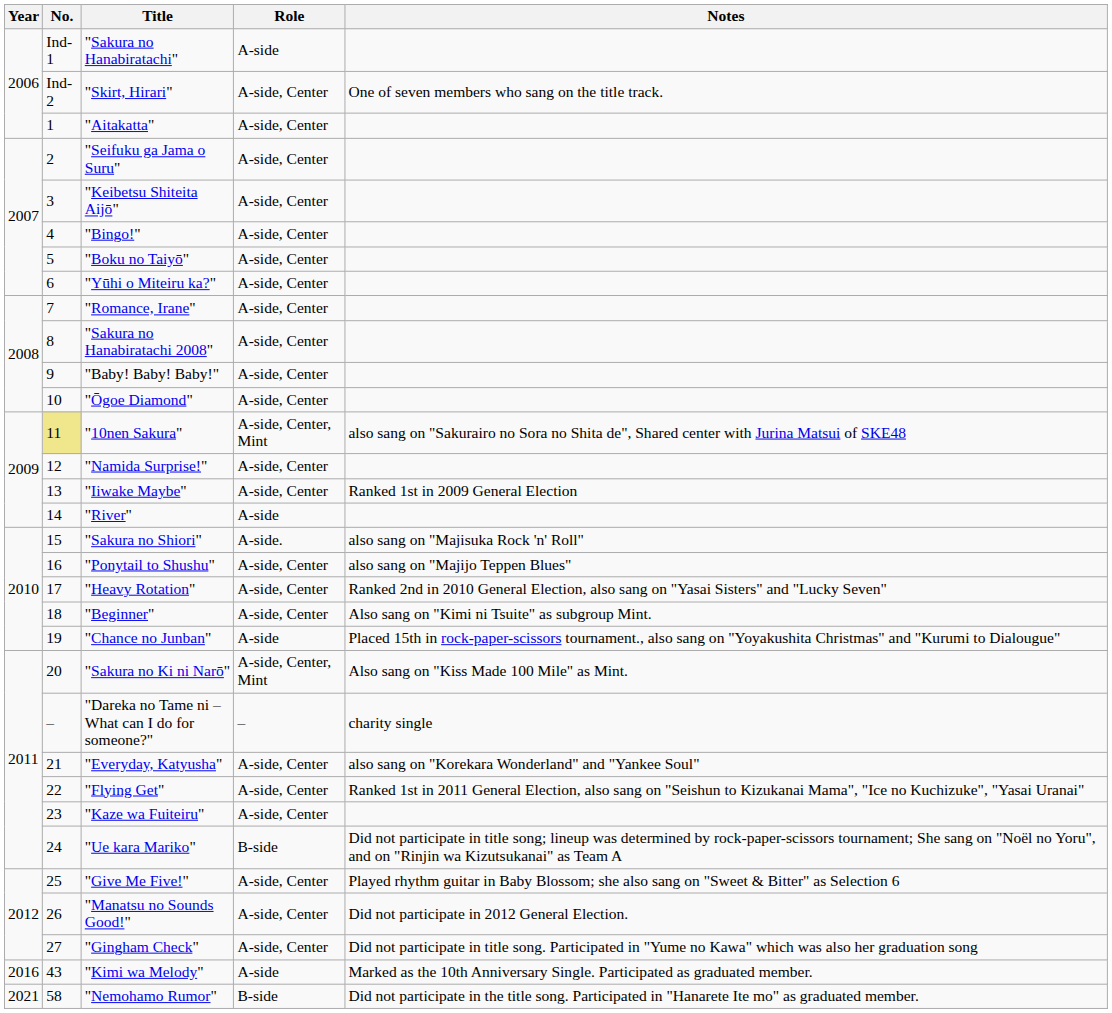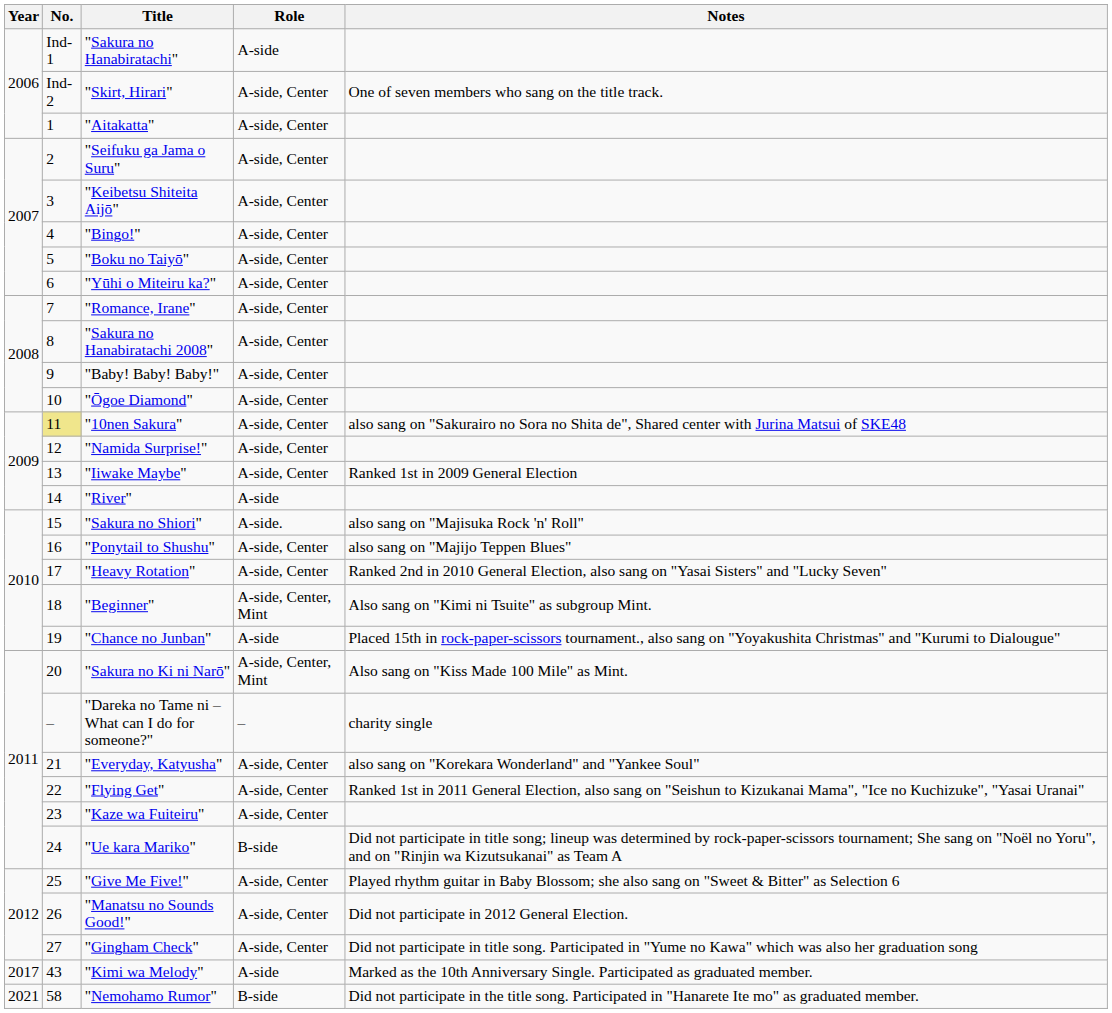(284, 432) A-side, Center, Mint -> (283, 424) A-side, Center
(283, 613) A-side, Center -> (284, 605) A-side, Center, Mint
(24, 971) 2016 -> (24, 971) 2017
